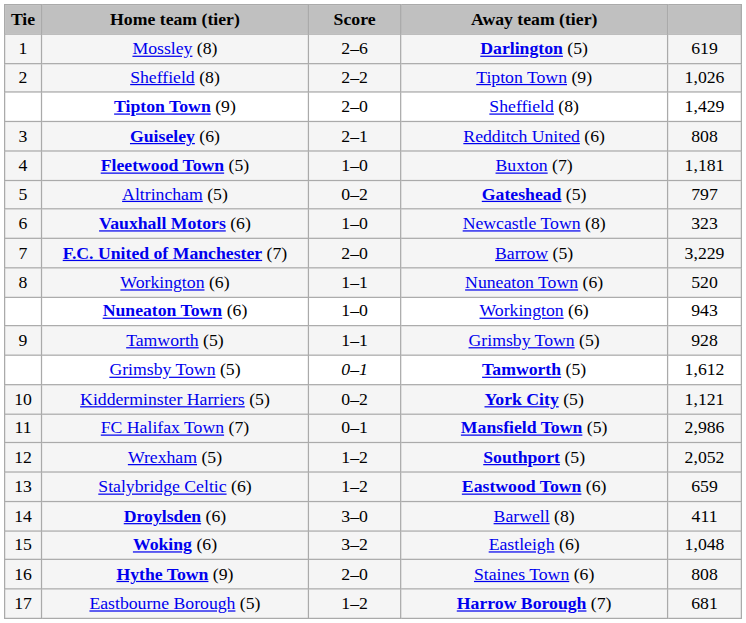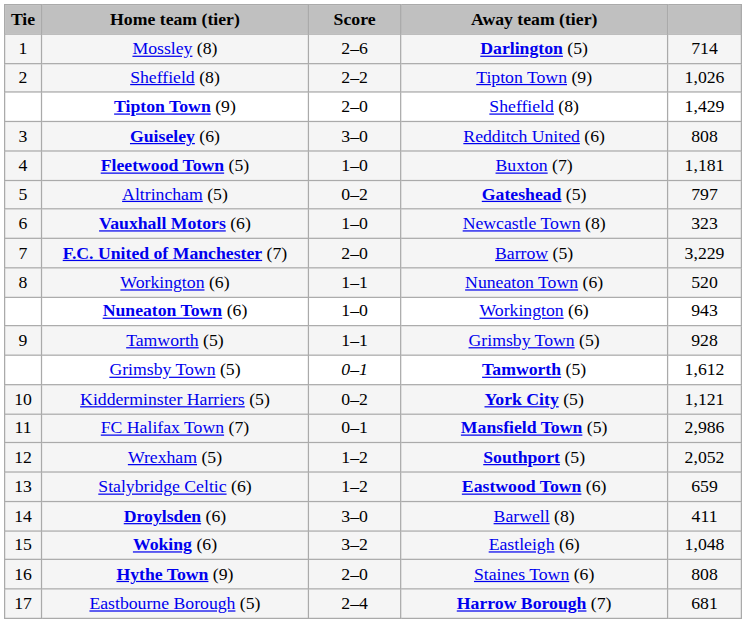(705, 48) 619 -> (705, 48) 714
(355, 136) 2–1 -> (355, 136) 3–0
(355, 603) 1–2 -> (355, 603) 2–4
